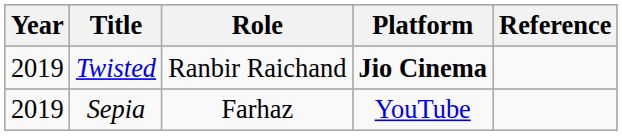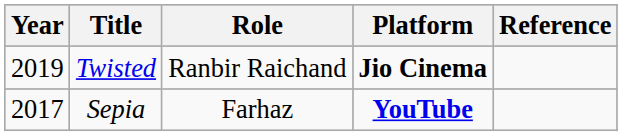(37, 109) 2019 -> (37, 109) 2017
(423, 109) normal -> (423, 109) bold
